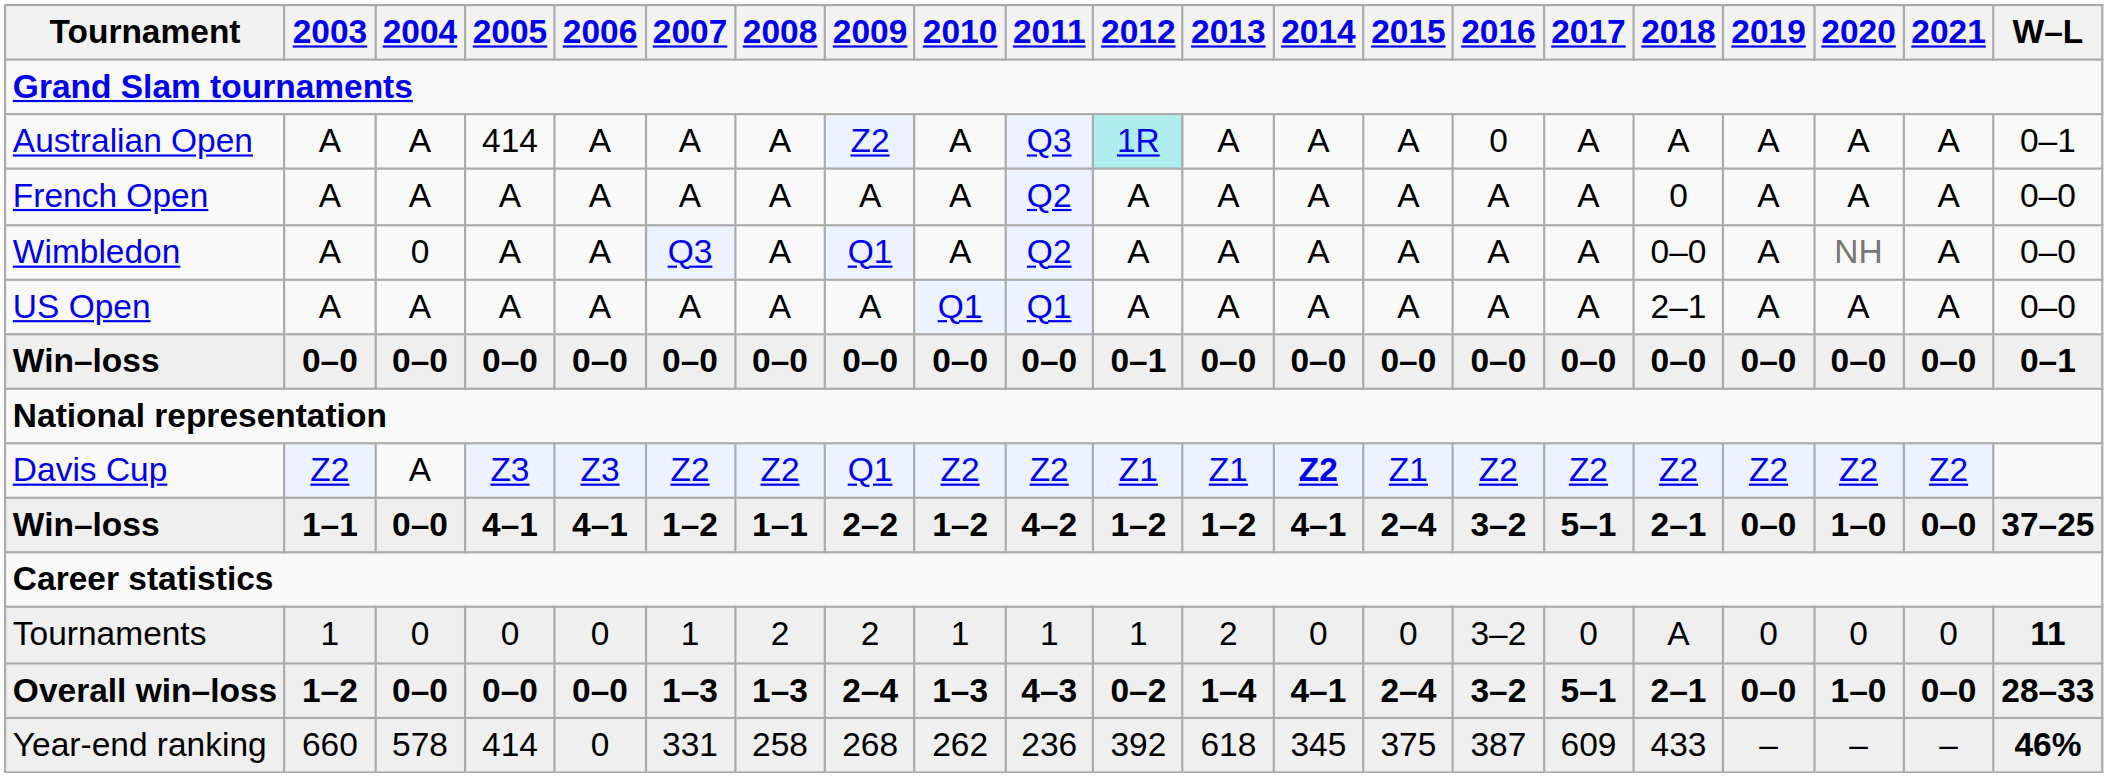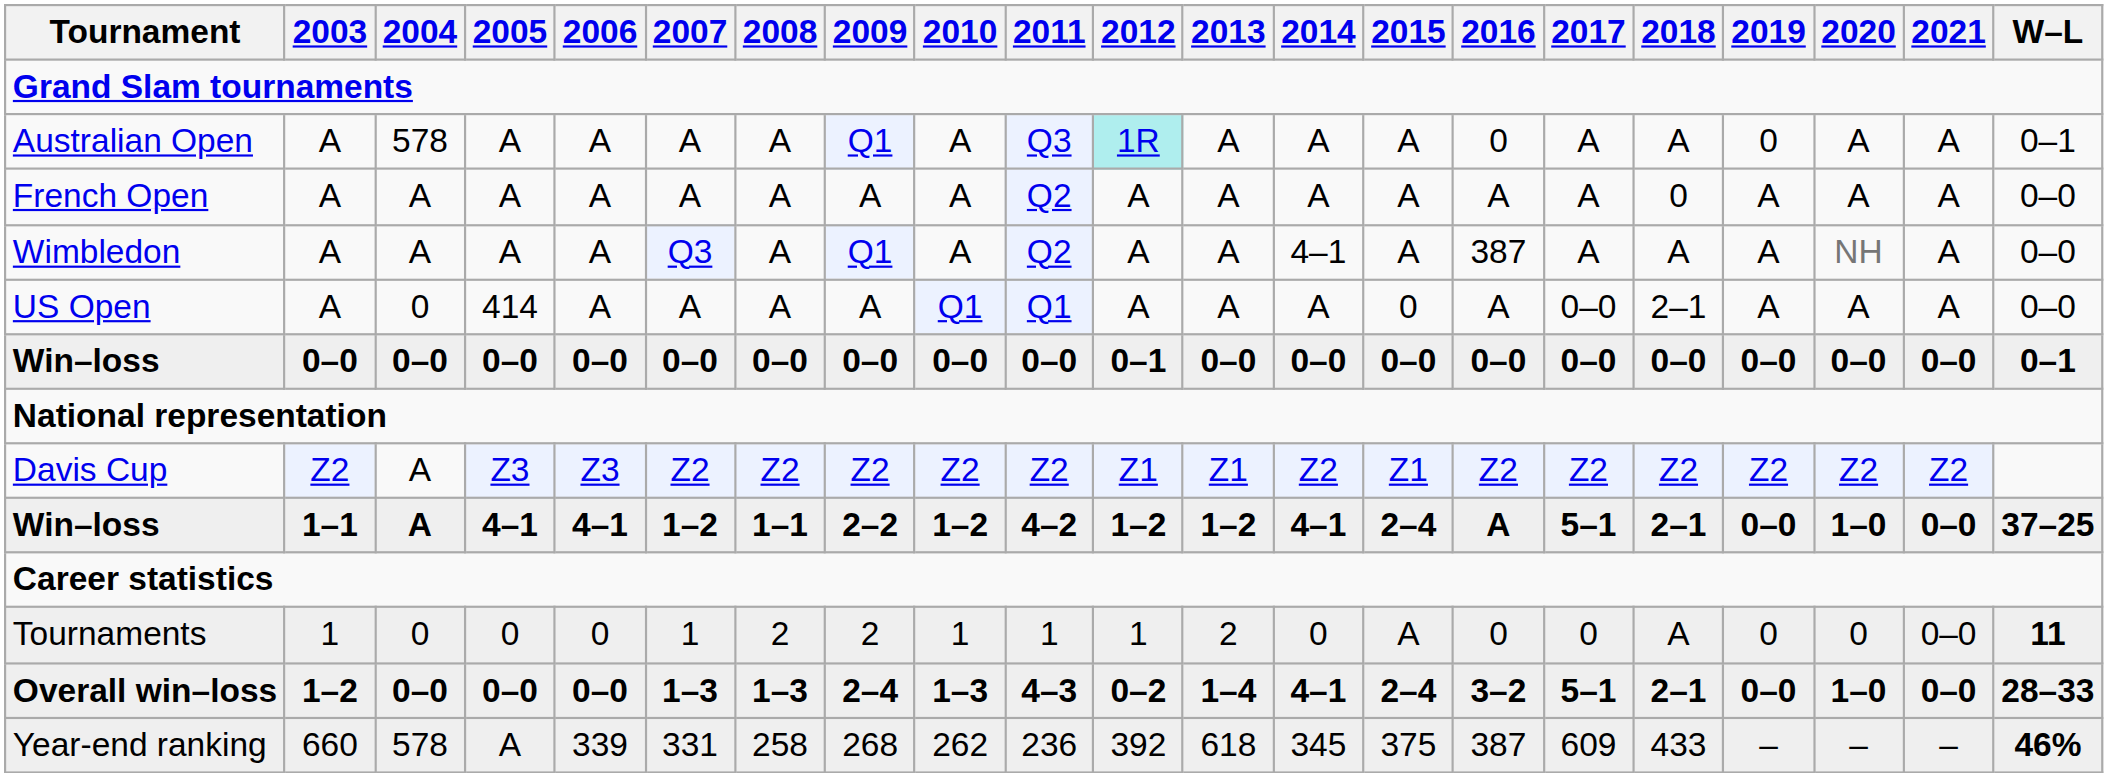(420, 141) A -> (420, 141) 578
(510, 141) 414 -> (510, 141) A
(870, 141) Z2 -> (870, 141) Q1
(1769, 141) A -> (1769, 141) 0
(420, 251) 0 -> (420, 251) A
(1318, 251) A -> (1318, 251) 4–1
(1498, 251) A -> (1498, 251) 387
(1678, 251) 0–0 -> (1678, 251) A
(420, 306) A -> (420, 306) 0
(510, 306) A -> (510, 306) 414
(1408, 306) A -> (1408, 306) 0
(1588, 306) A -> (1588, 306) 0–0
(870, 470) Q1 -> (870, 470) Z2
(1318, 470) bold -> (1318, 470) normal
(420, 525) 0–0 -> (420, 525) A
(1498, 525) 3–2 -> (1498, 525) A
(1408, 634) 0 -> (1408, 634) A
(1498, 634) 3–2 -> (1498, 634) 0
(1949, 634) 0 -> (1949, 634) 0–0
(510, 744) 414 -> (510, 744) A
(600, 744) 0 -> (600, 744) 339
